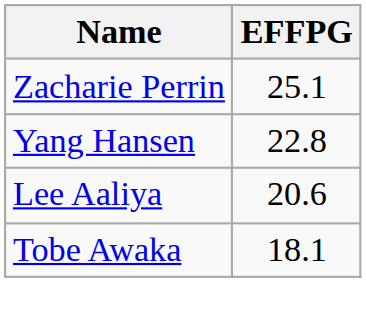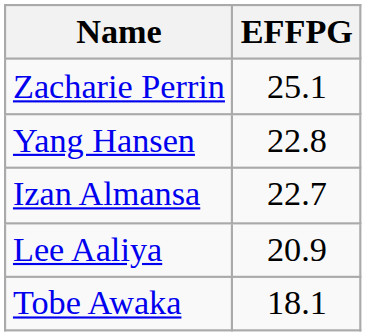+ row: (107, 194)
(297, 194) 20.6 -> (297, 248) 20.9
